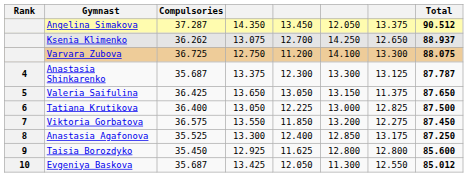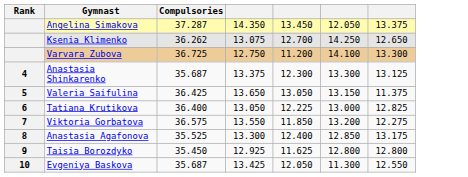- column: (439, 12)
